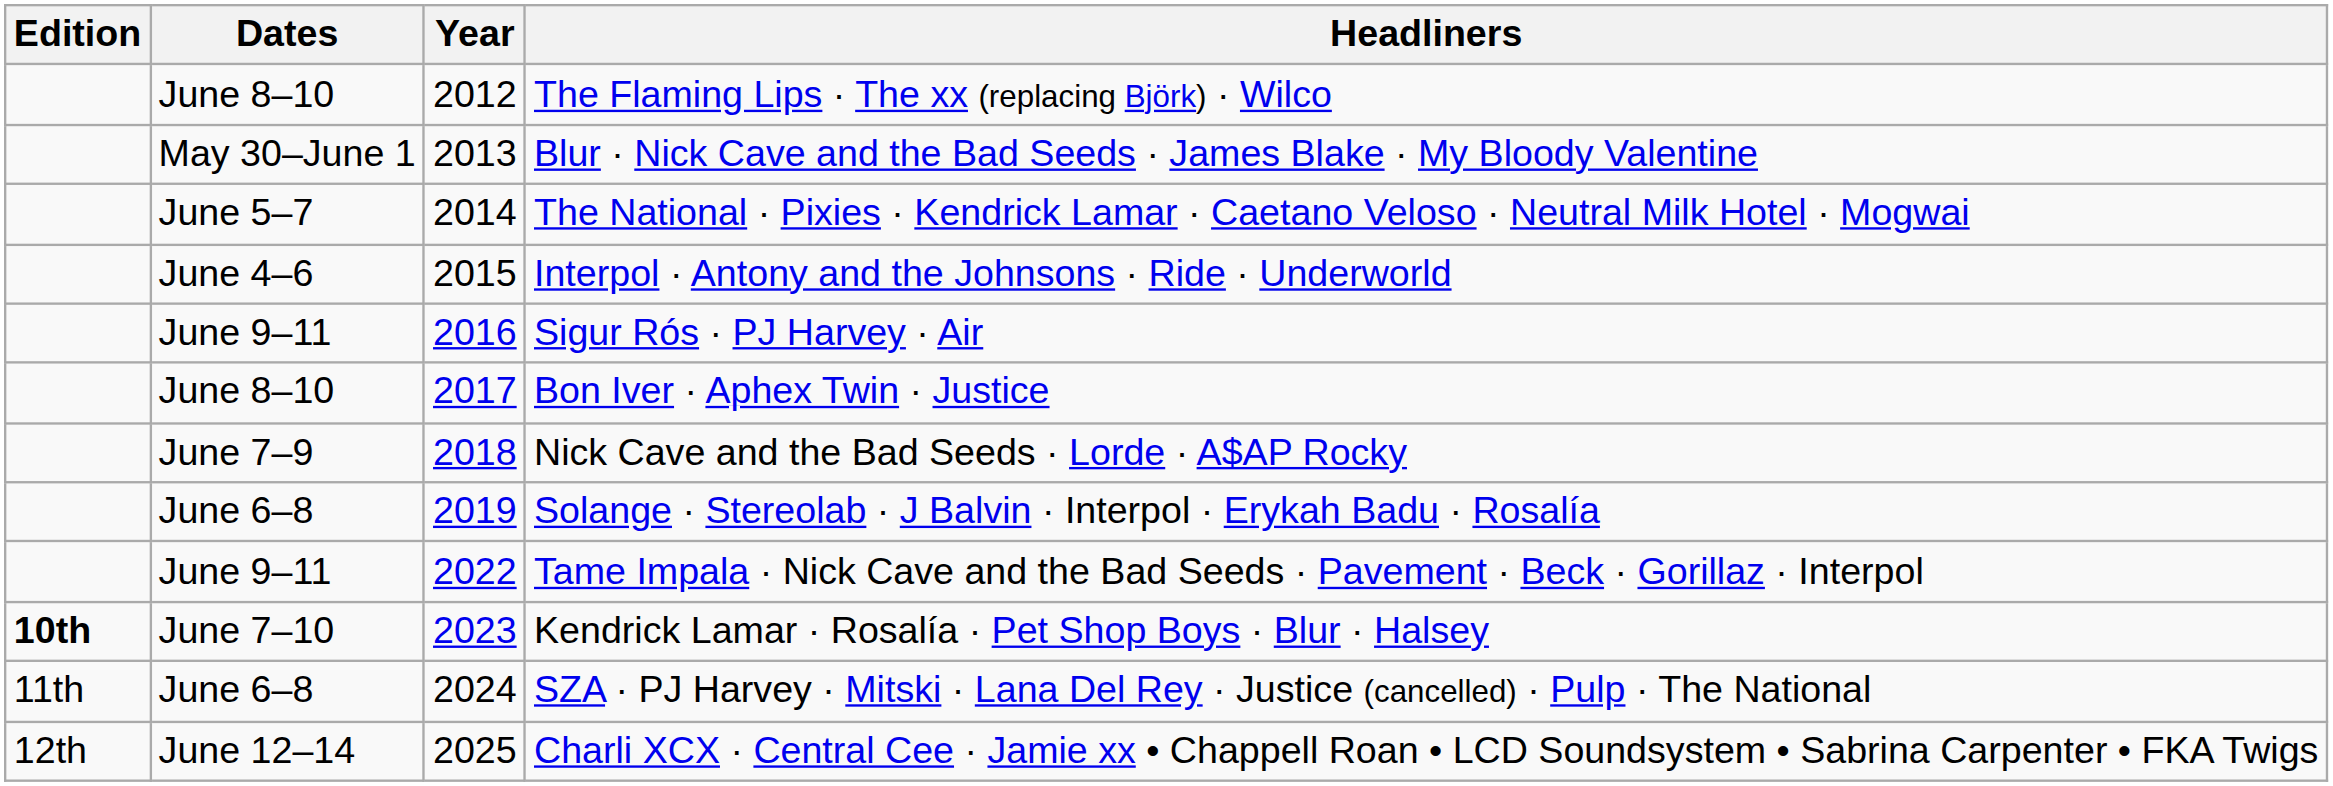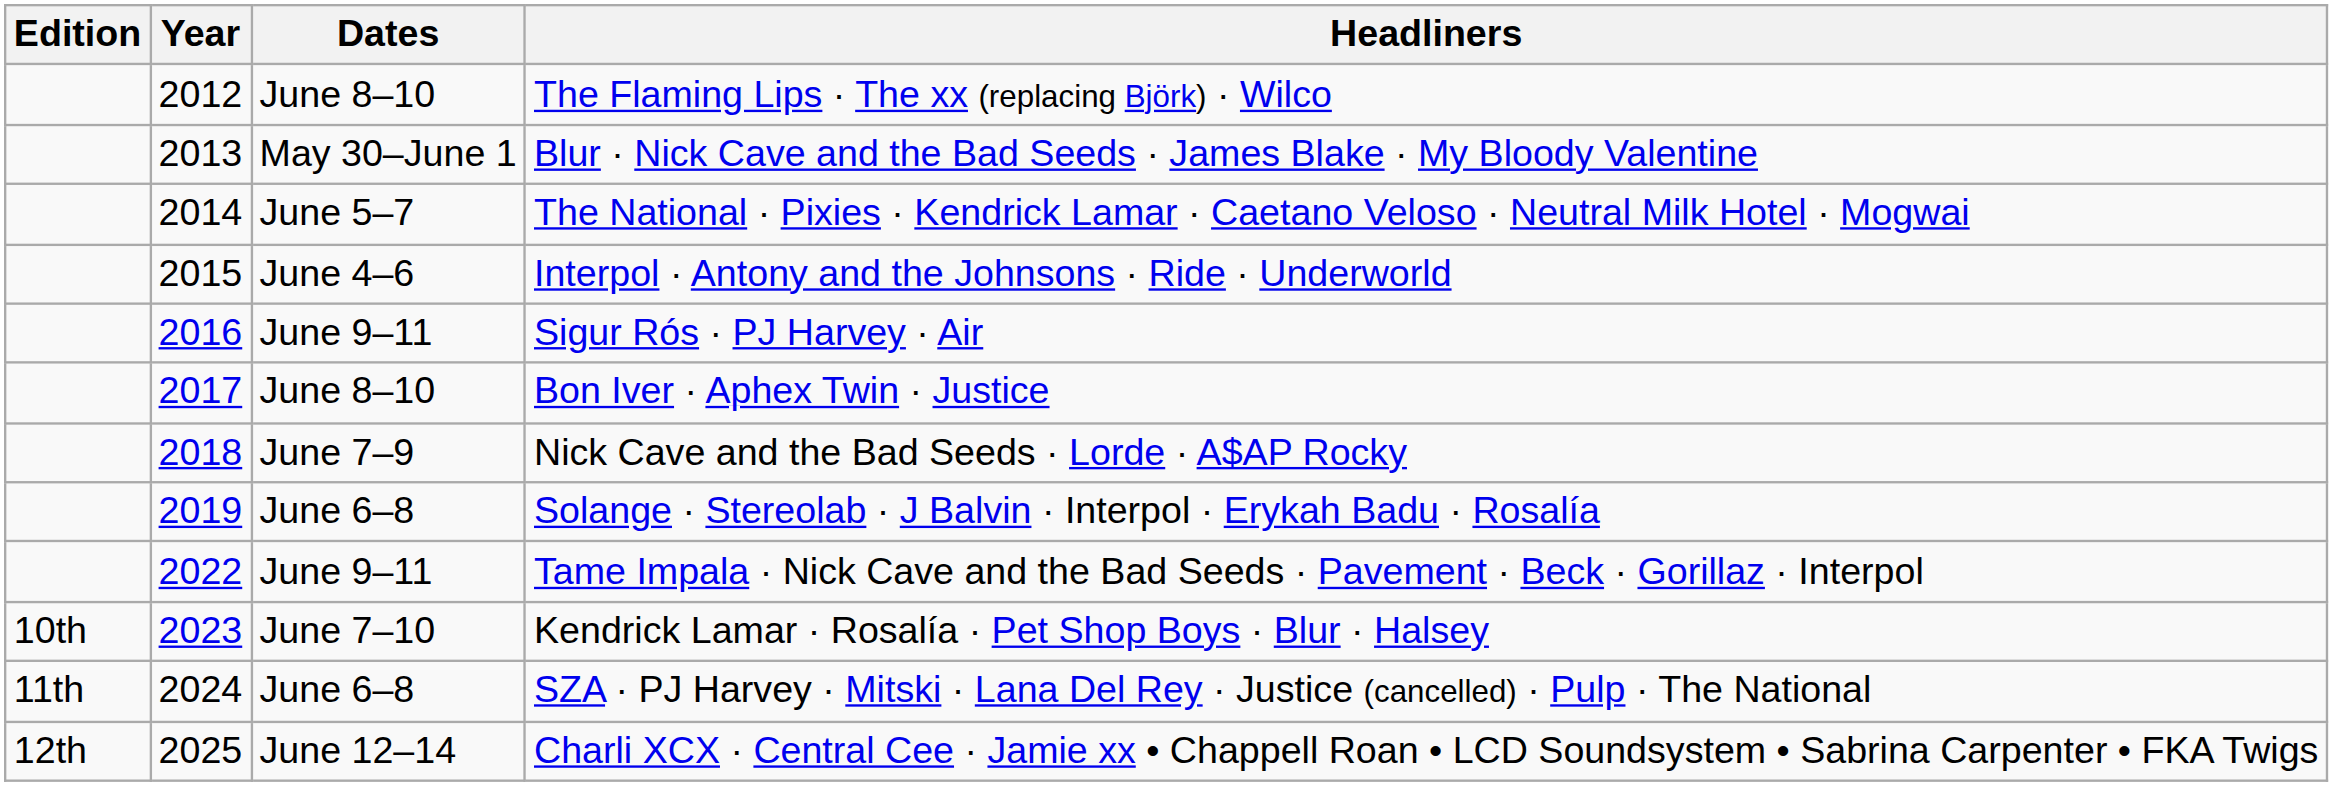columns swapped: (475, 34) <-> (287, 34)
(53, 630) bold -> (50, 630) normal
